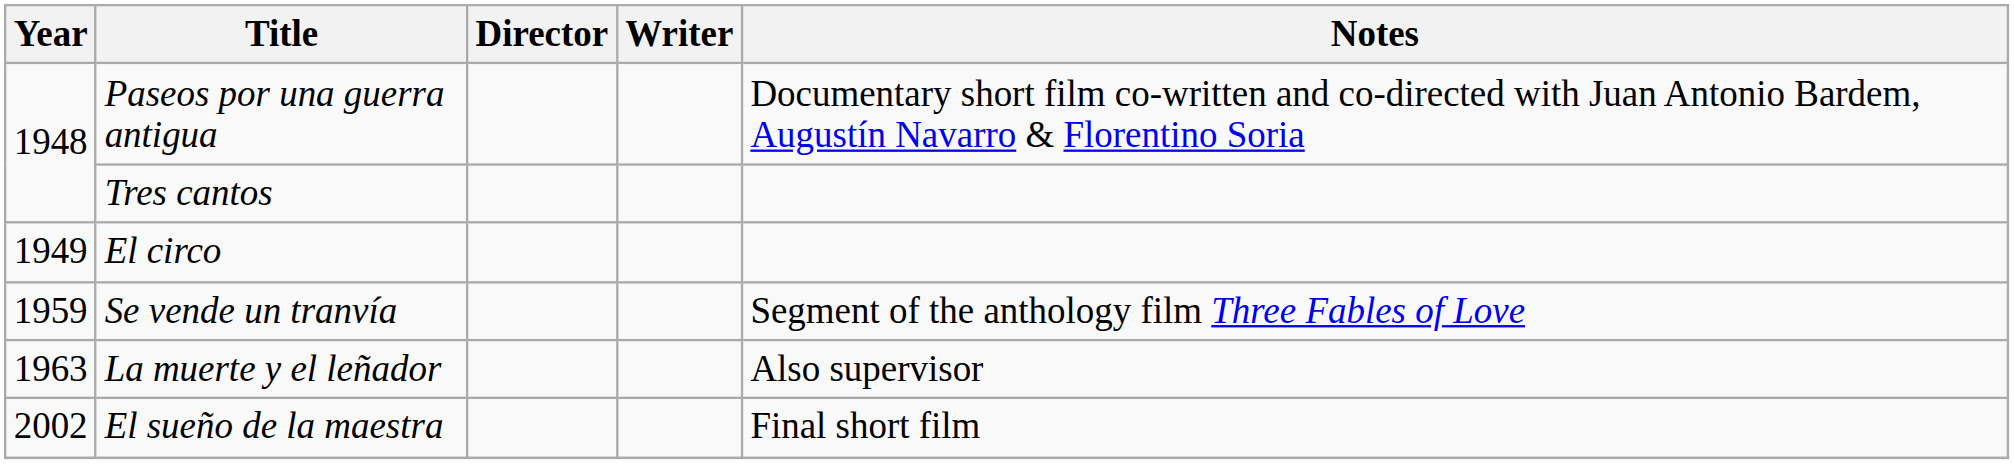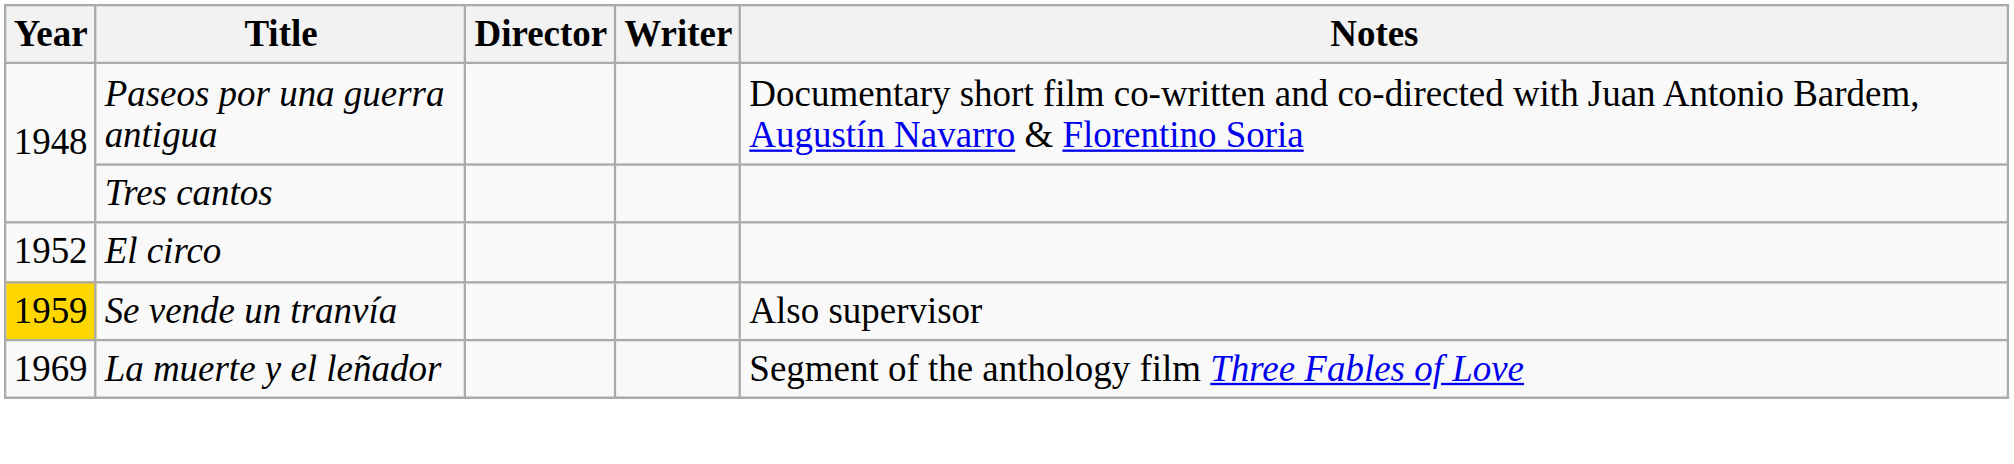(51, 251) 1949 -> (51, 251) 1952
(51, 309) no background -> (51, 309) gold background
(1138, 309) Segment of the anthology film Three Fables of Love -> (866, 309) Also supervisor
(51, 368) 1963 -> (51, 368) 1969
(867, 368) Also supervisor -> (1137, 368) Segment of the anthology film Three Fables of Love
- row: (274, 427)
